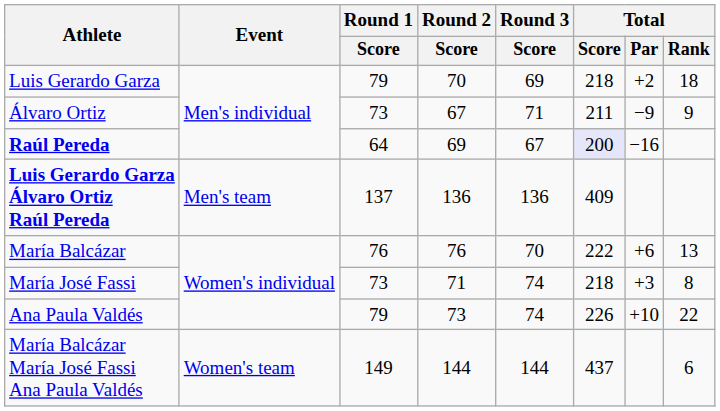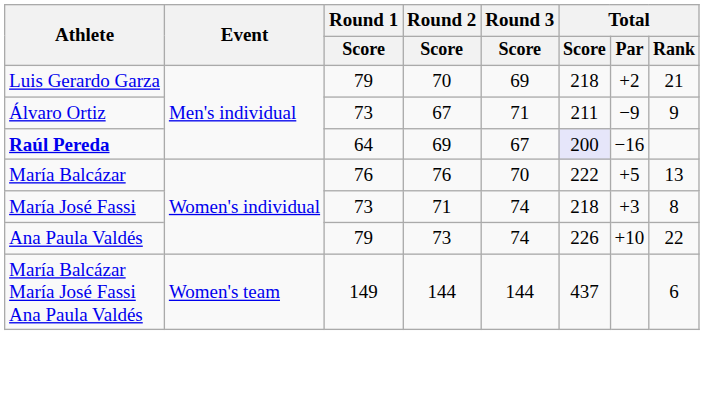(689, 81) 18 -> (674, 81) 21
- row: (92, 198)
(644, 251) +6 -> (629, 175) +5
